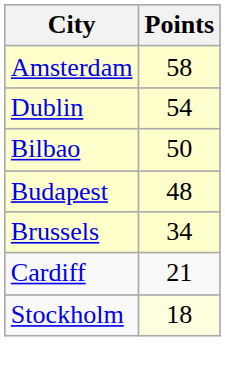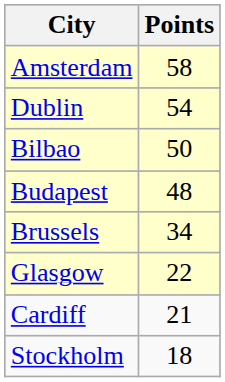+ row: (57, 273)
(179, 314) lightyellow background -> (179, 356) no background
